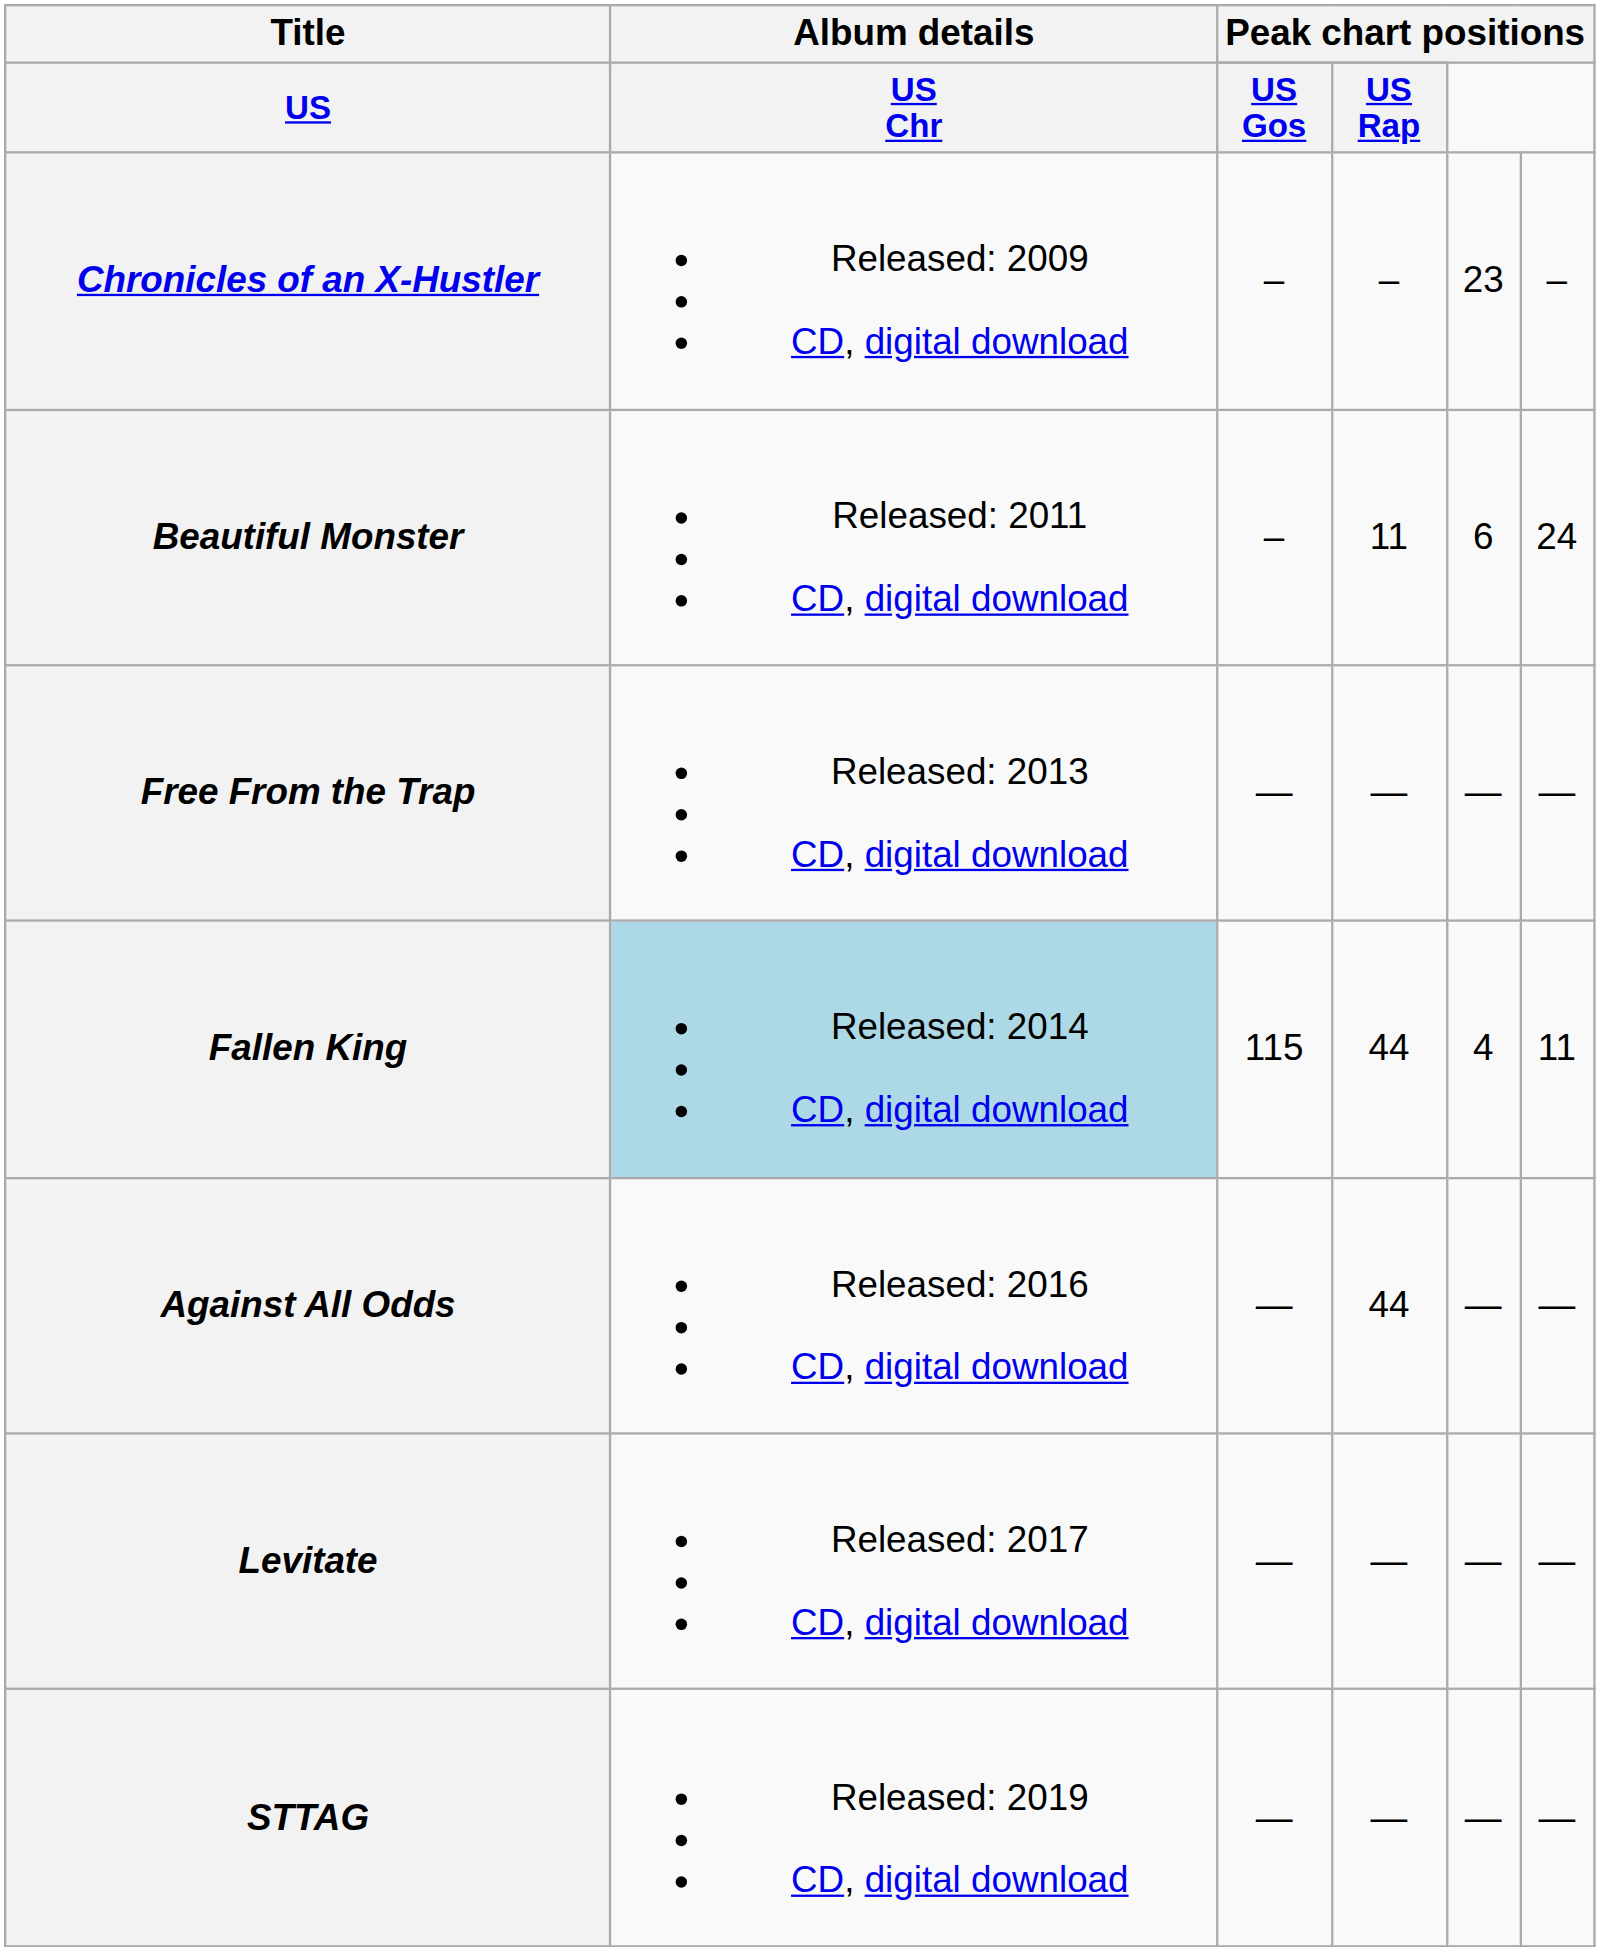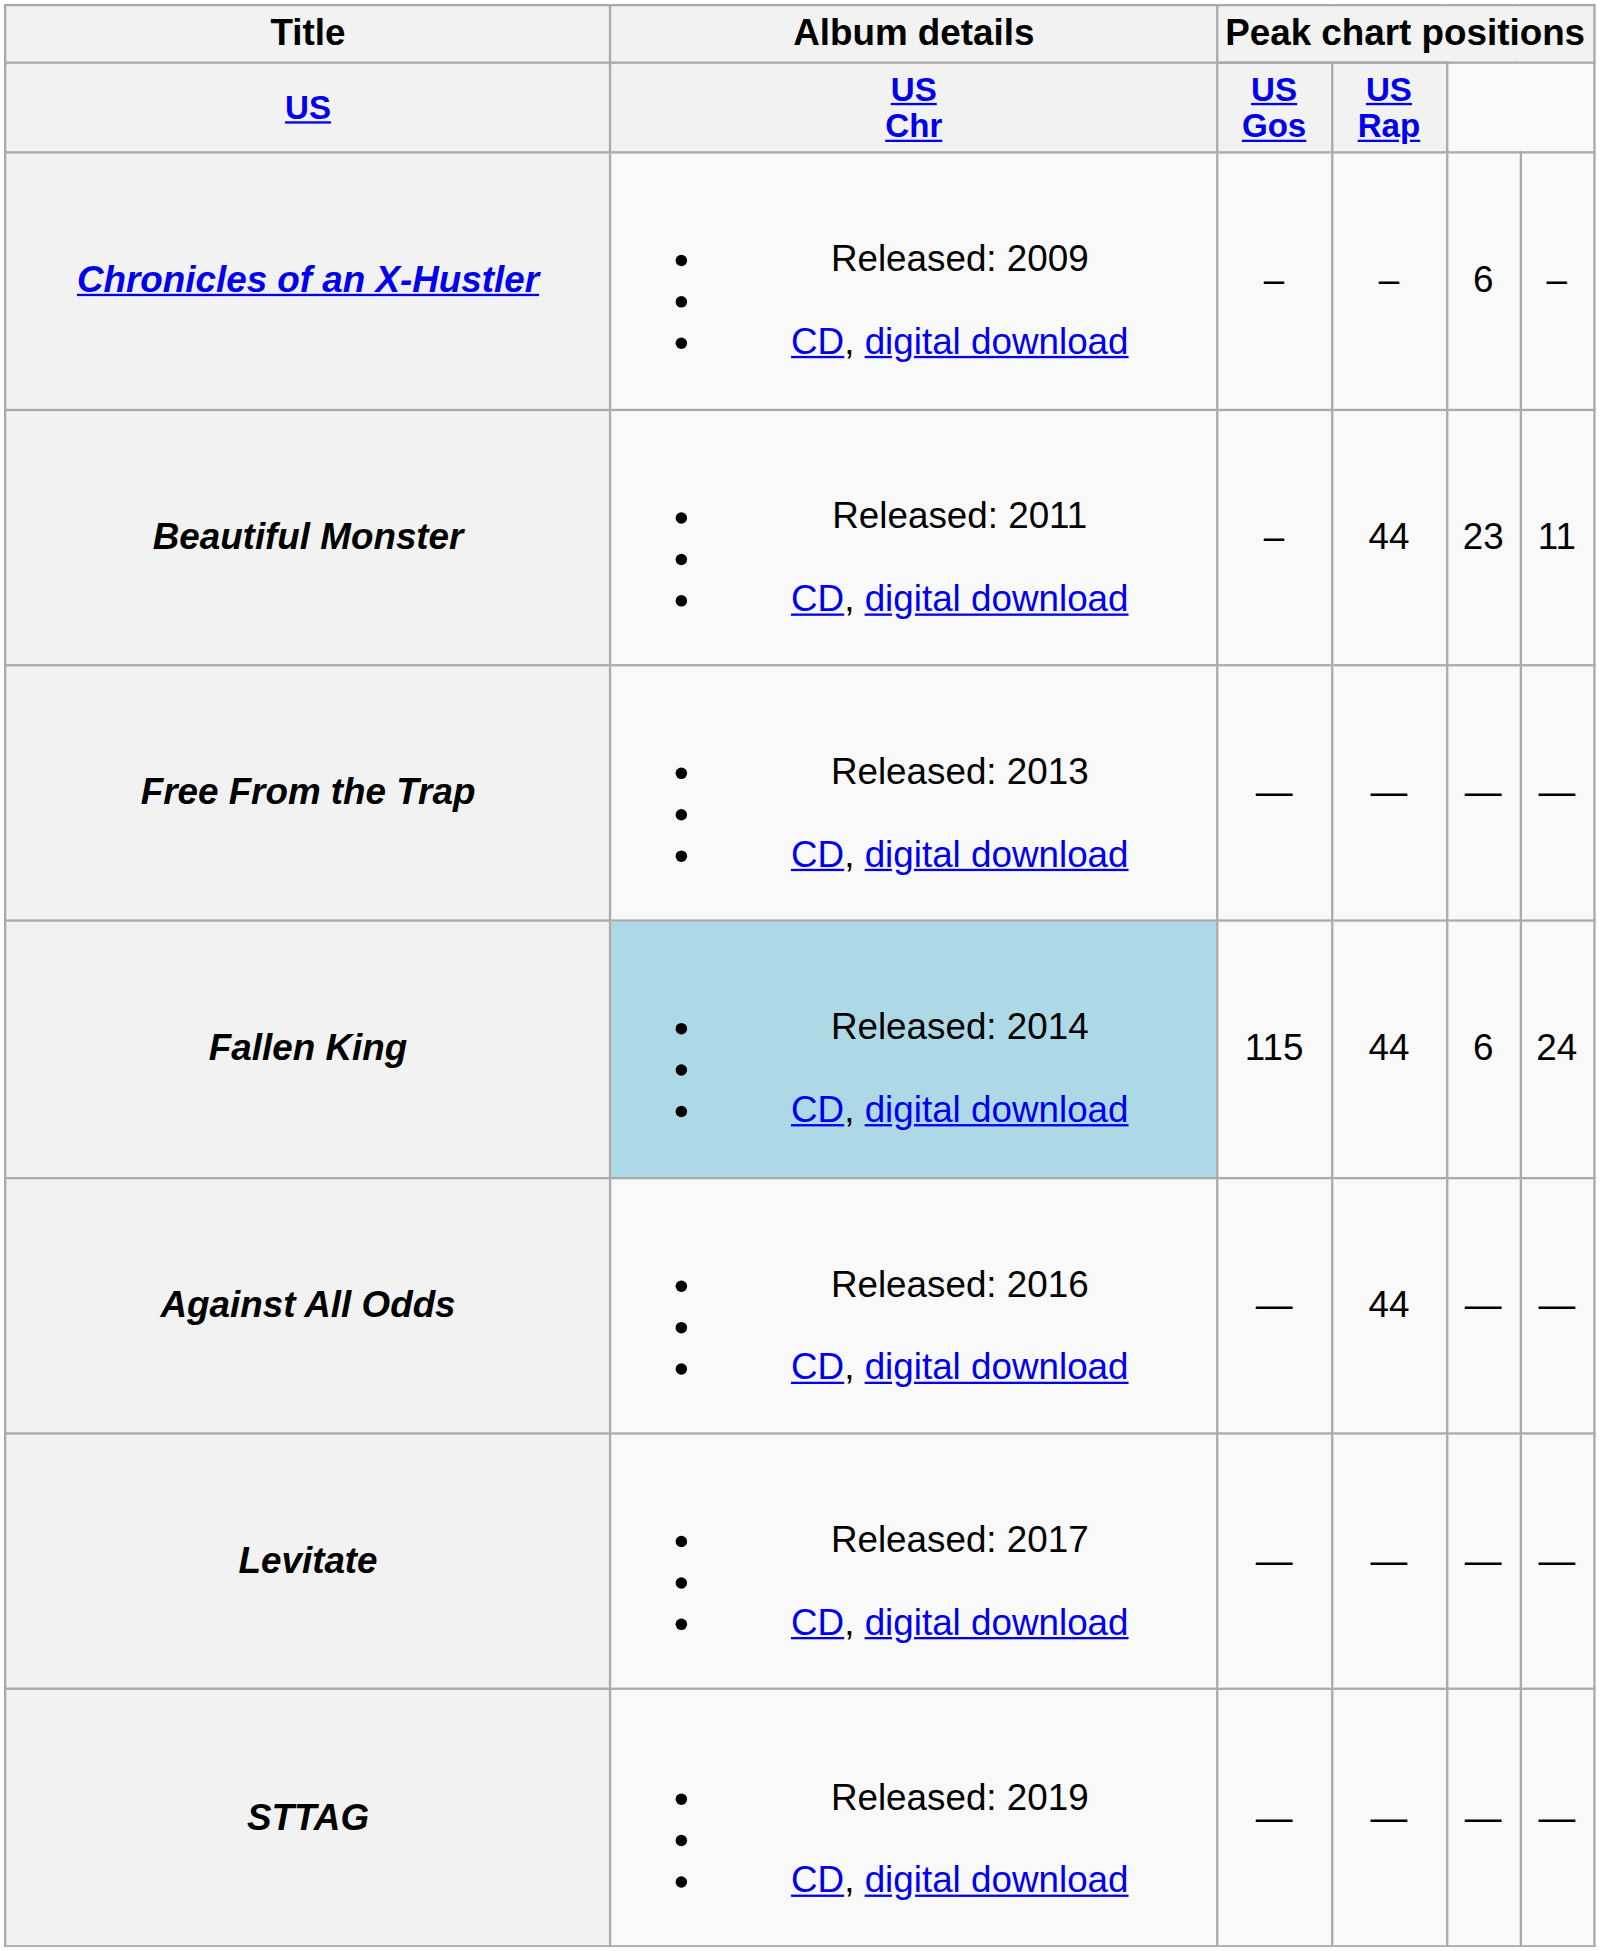(1483, 280) 23 -> (1483, 280) 6
(1389, 536) 11 -> (1389, 536) 44
(1483, 536) 6 -> (1483, 536) 23
(1557, 536) 24 -> (1557, 536) 11
(1483, 1048) 4 -> (1483, 1048) 6
(1557, 1048) 11 -> (1557, 1048) 24
